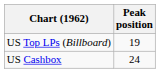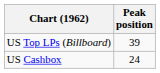(134, 42) 19 -> (134, 42) 39
